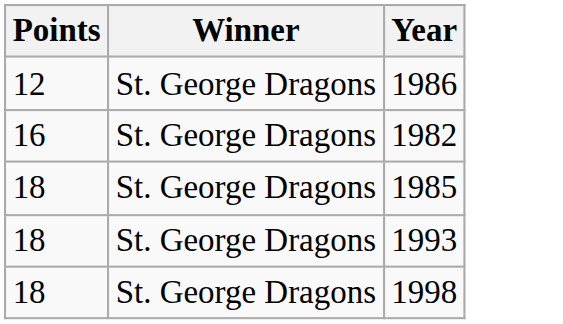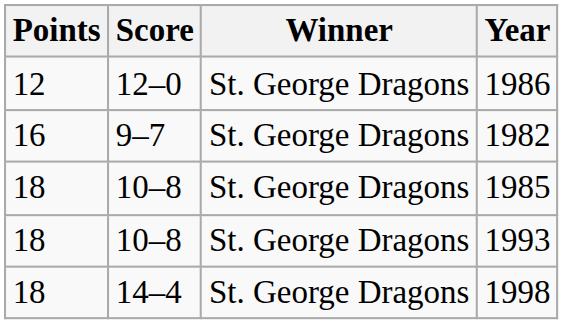+ column: (155, 30)
